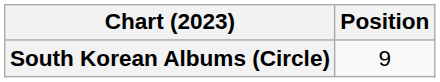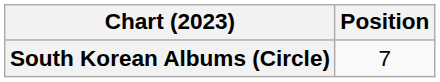(385, 58) 9 -> (385, 58) 7
